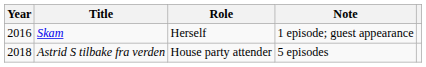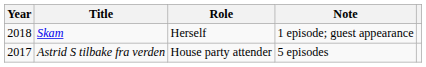(19, 33) 2016 -> (19, 33) 2018
(19, 52) 2018 -> (19, 52) 2017
